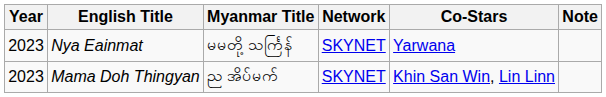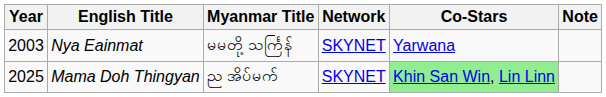(26, 45) 2023 -> (26, 45) 2003
(26, 76) 2023 -> (26, 76) 2025
(474, 76) no background -> (474, 76) lightgreen background
